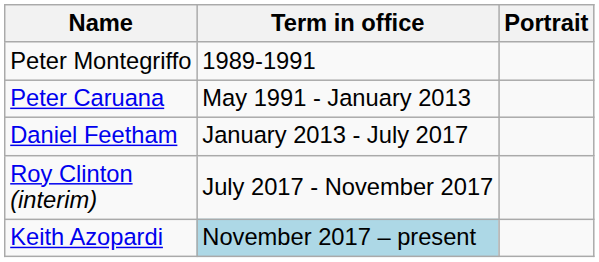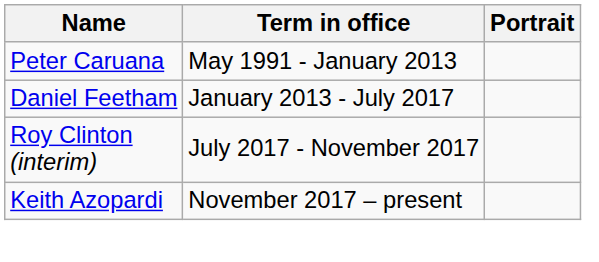- row: (101, 60)
(339, 237) lightblue background -> (325, 200) no background
